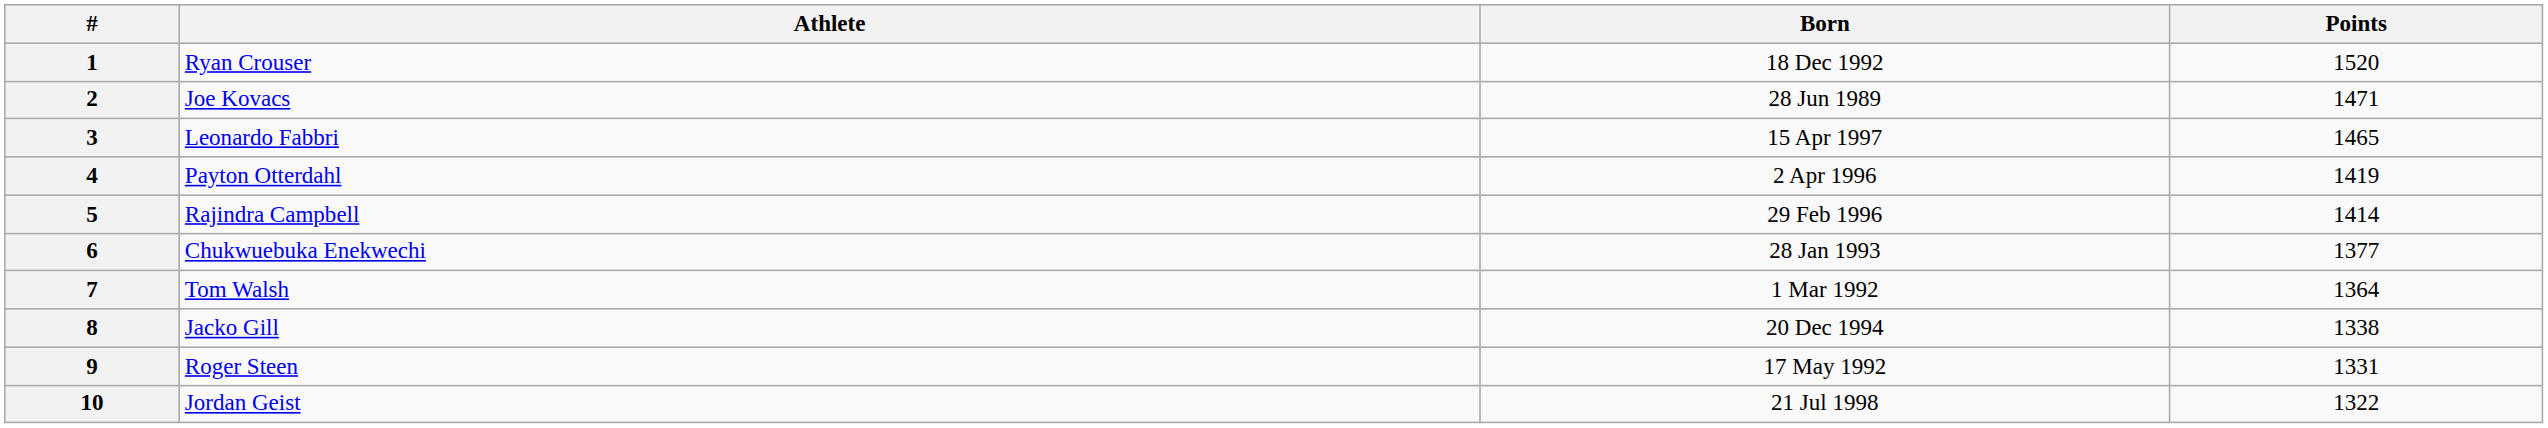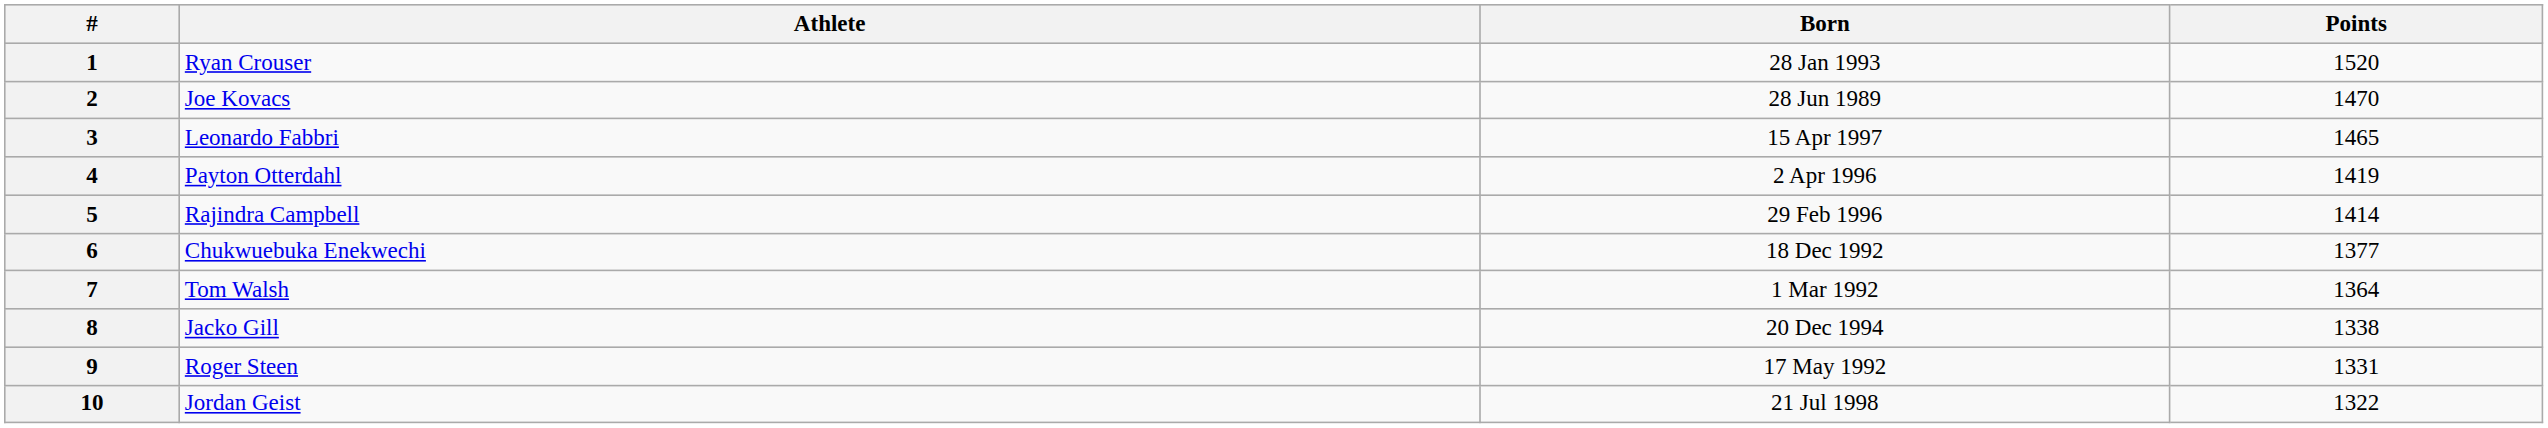(1825, 61) 18 Dec 1992 -> (1825, 61) 28 Jan 1993
(2356, 99) 1471 -> (2356, 99) 1470
(1825, 251) 28 Jan 1993 -> (1825, 251) 18 Dec 1992
